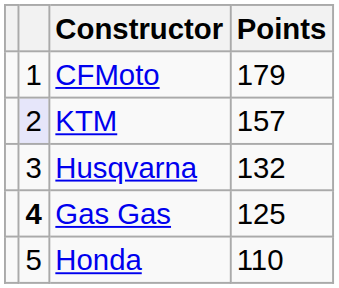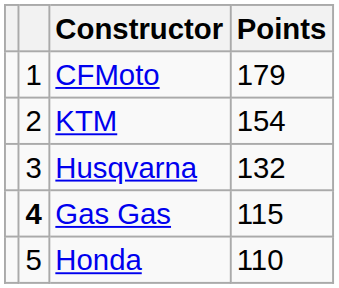(34, 121) lavender background -> (34, 121) no background
(261, 121) 157 -> (261, 121) 154
(261, 214) 125 -> (260, 214) 115
